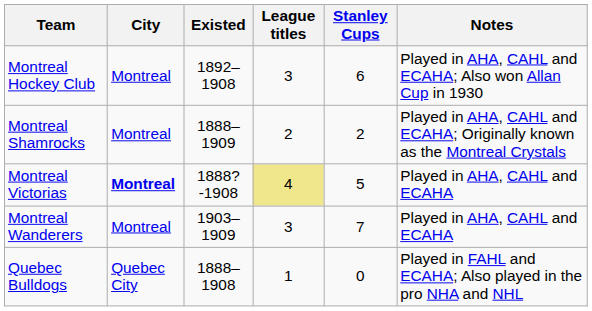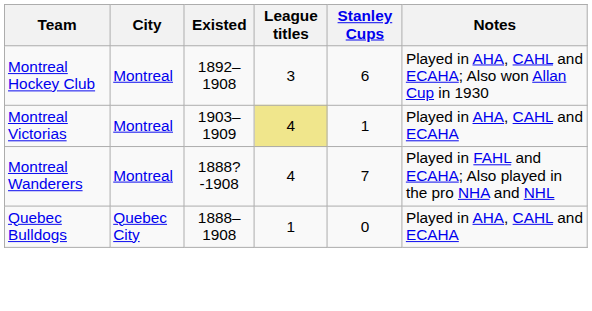- row: (46, 134)
(143, 184) bold -> (143, 125) normal
(218, 184) 1888?-1908 -> (219, 125) 1903–1909
(360, 184) 5 -> (365, 125) 1
(218, 226) 1903–1909 -> (219, 176) 1888?-1908
(288, 226) 3 -> (291, 176) 4
(489, 226) Played in AHA, CAHL and ECAHA -> (484, 176) Played in FAHL and ECAHA; Also played in the pro NHA and NHL
(491, 276) Played in FAHL and ECAHA; Also played in the pro NHA and NHL -> (494, 226) Played in AHA, CAHL and ECAHA
